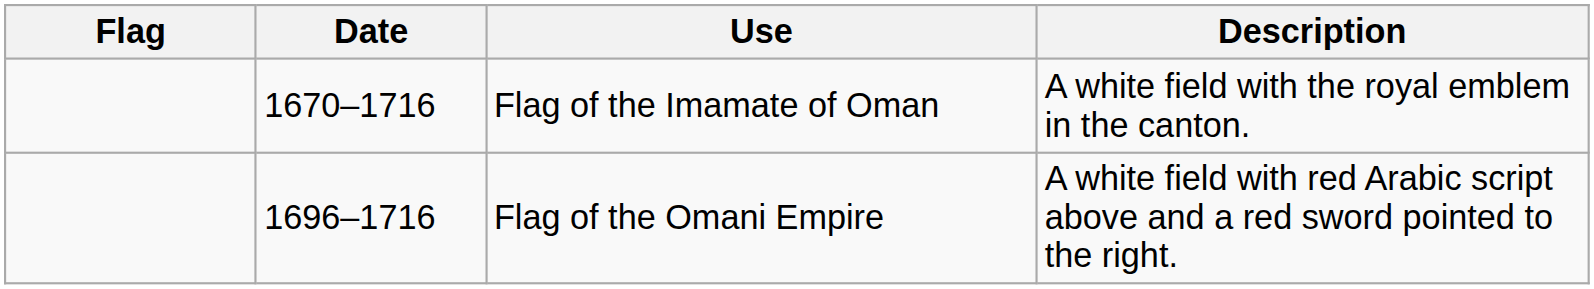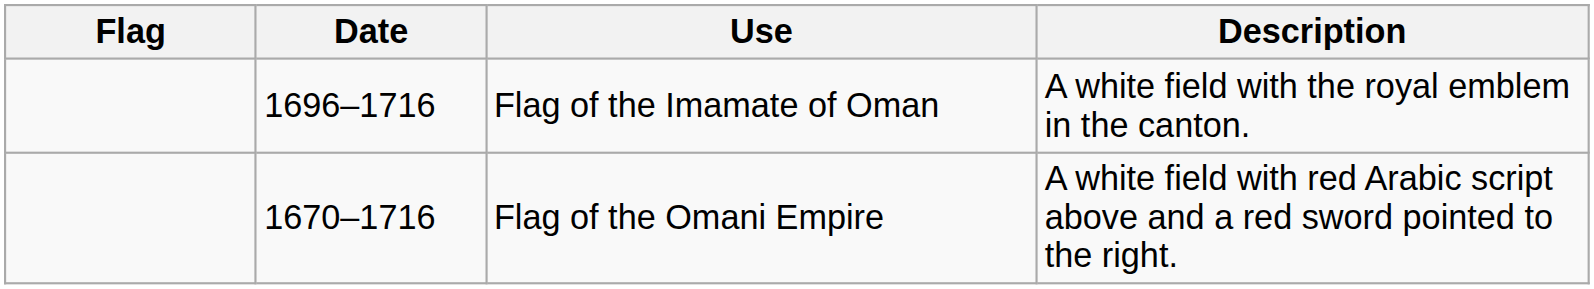(350, 105) 1670–1716 -> (350, 105) 1696–1716
(350, 217) 1696–1716 -> (350, 217) 1670–1716
